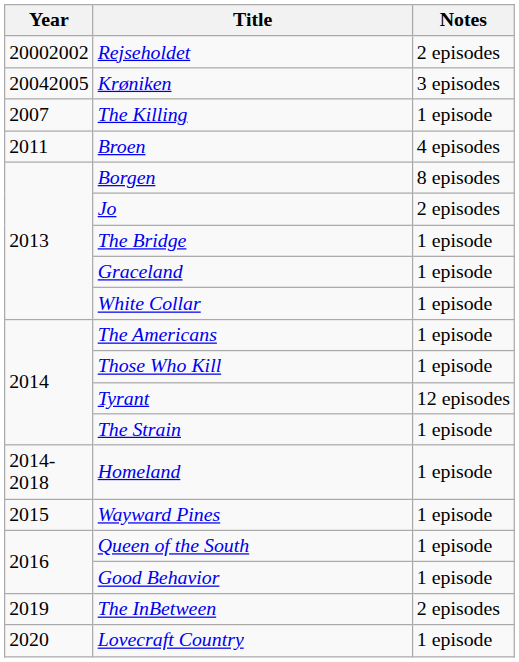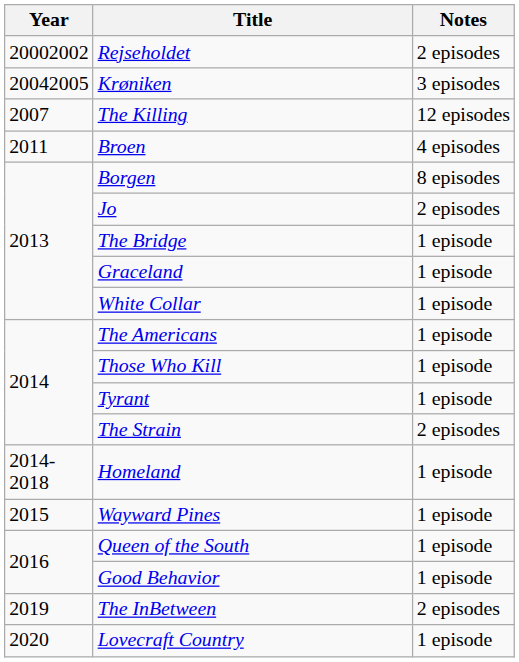(455, 114) 1 episode -> (463, 114) 12 episodes
(463, 397) 12 episodes -> (455, 397) 1 episode
(455, 429) 1 episode -> (458, 429) 2 episodes
